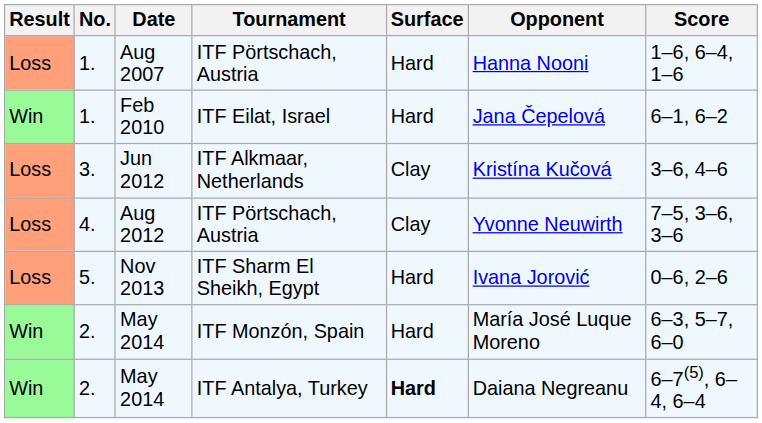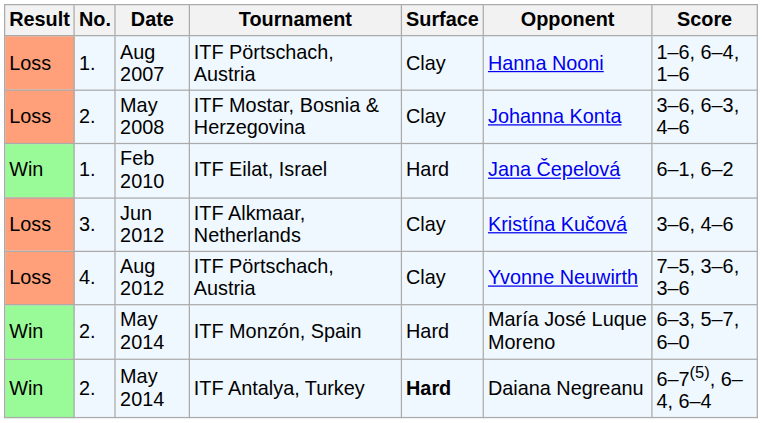(412, 62) Hard -> (426, 62) Clay
+ row: (142, 116)
- row: (142, 277)
